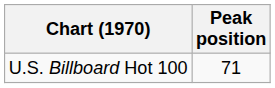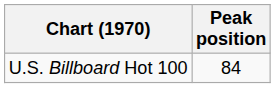(231, 67) 71 -> (231, 67) 84
